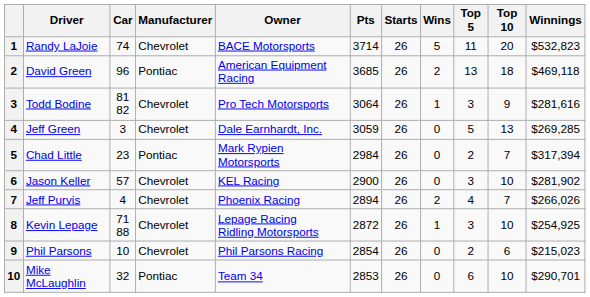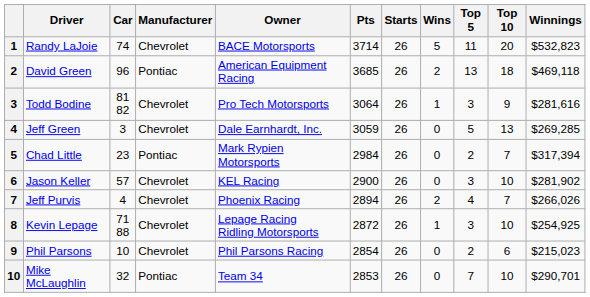(471, 277) 6 -> (471, 277) 7
